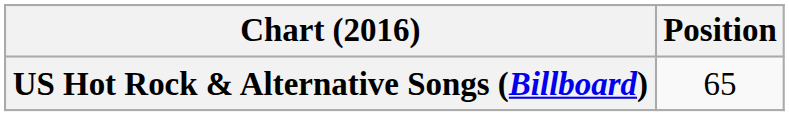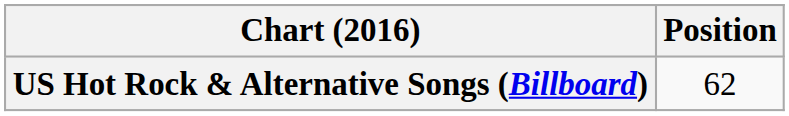(720, 82) 65 -> (720, 82) 62
